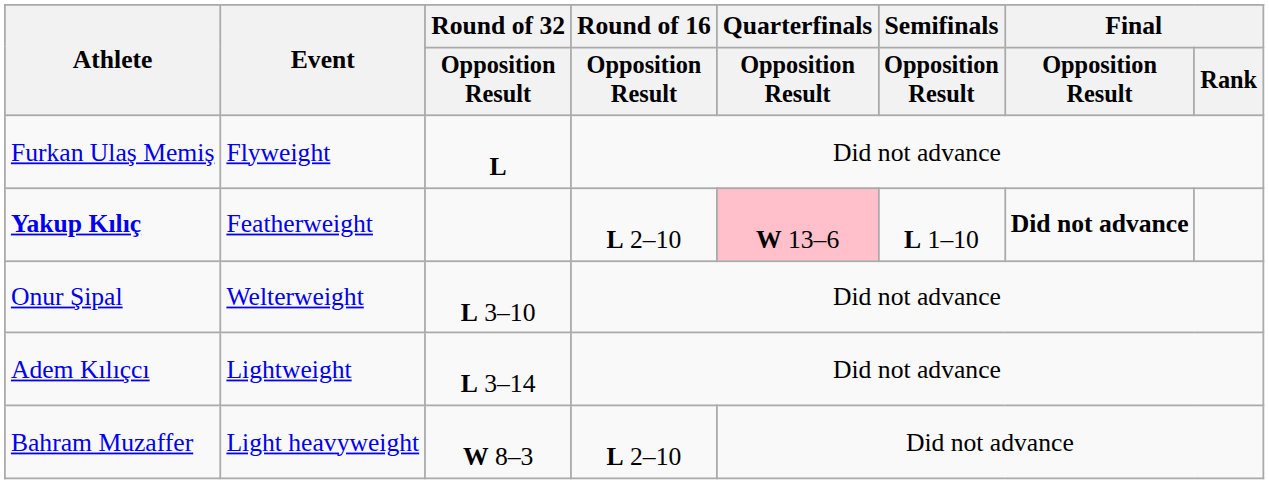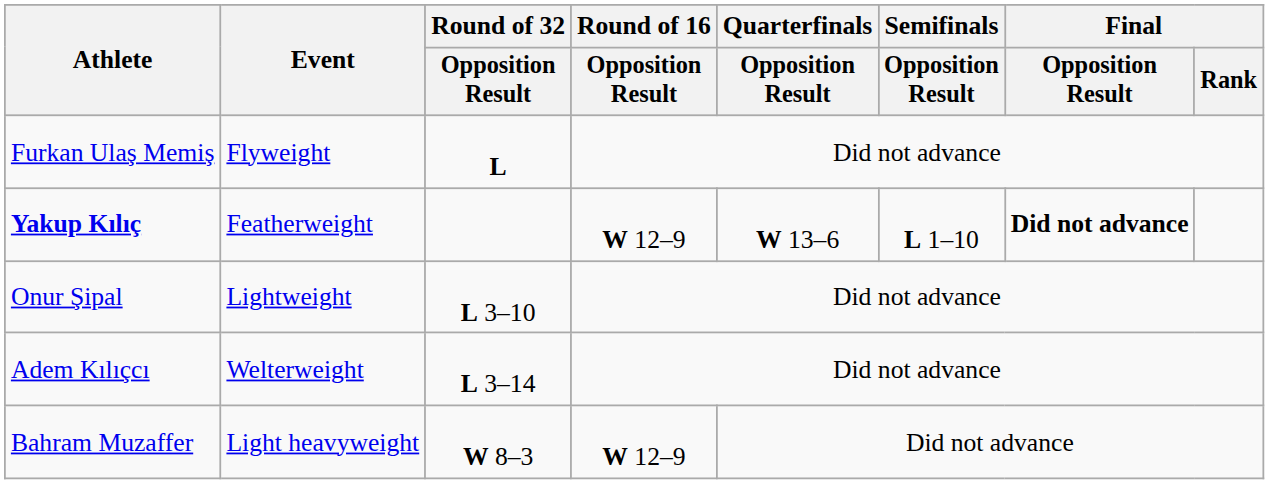(644, 239) L 2–10 -> (644, 239) W 12–9
(798, 239) pink background -> (798, 239) no background
(295, 296) Welterweight -> (289, 296) Lightweight
(289, 369) Lightweight -> (295, 369) Welterweight
(644, 457) L 2–10 -> (644, 457) W 12–9
